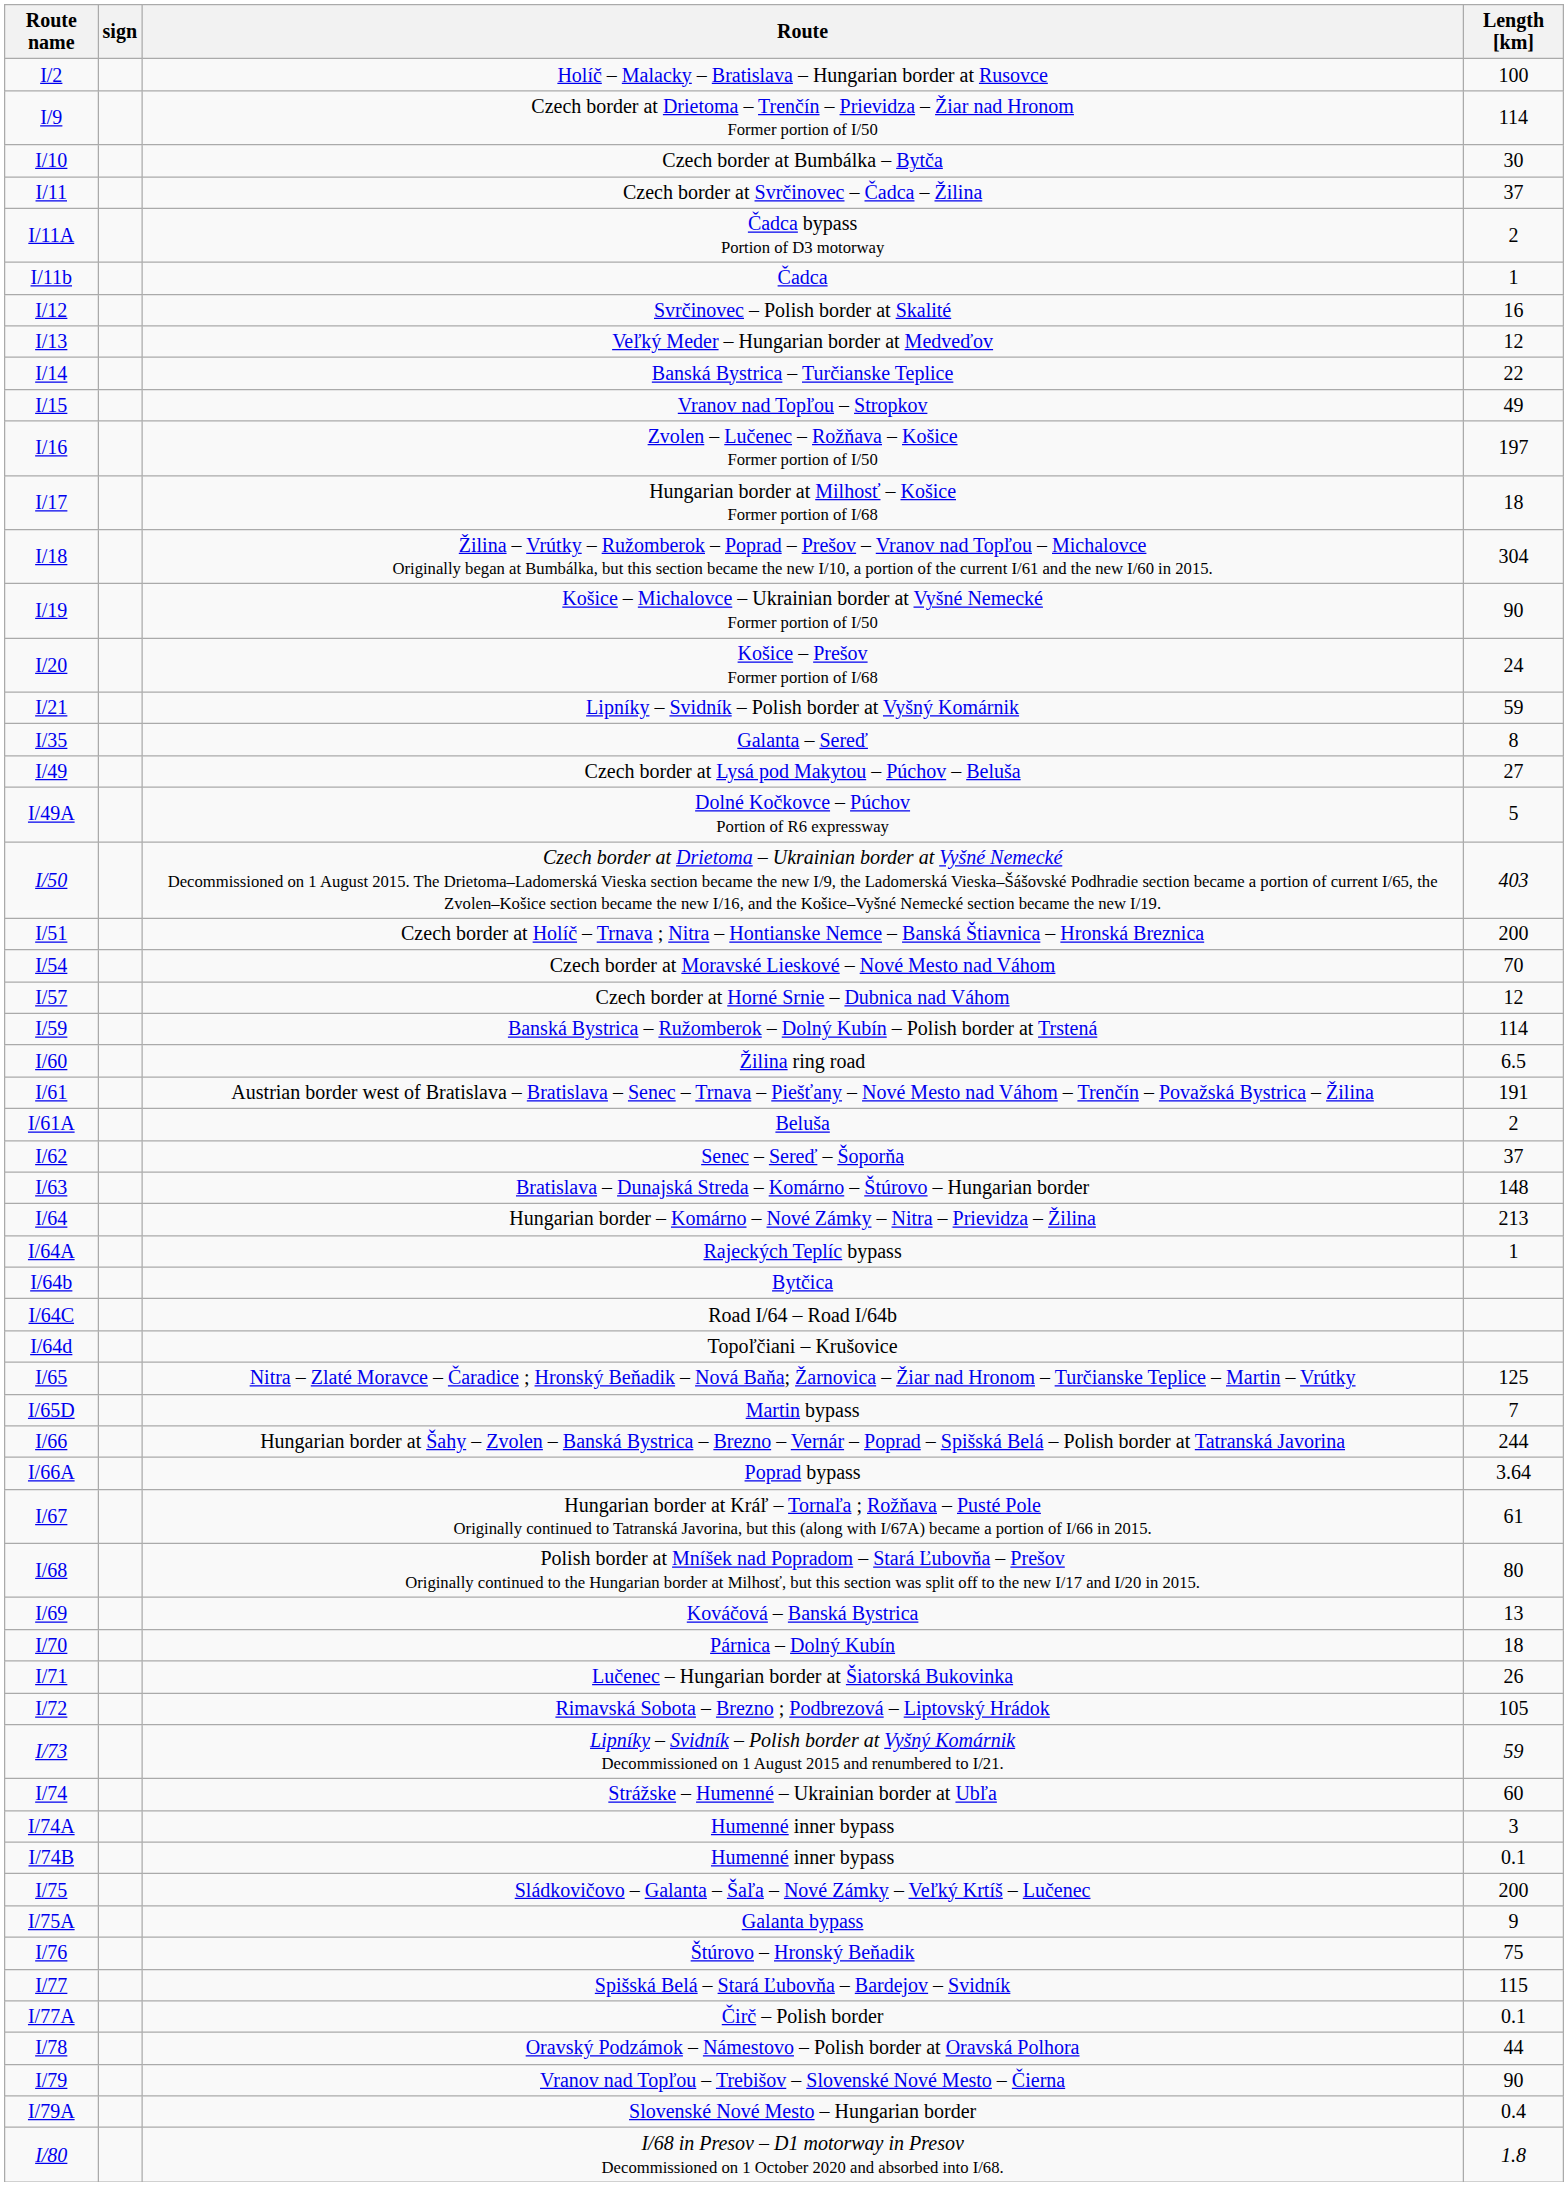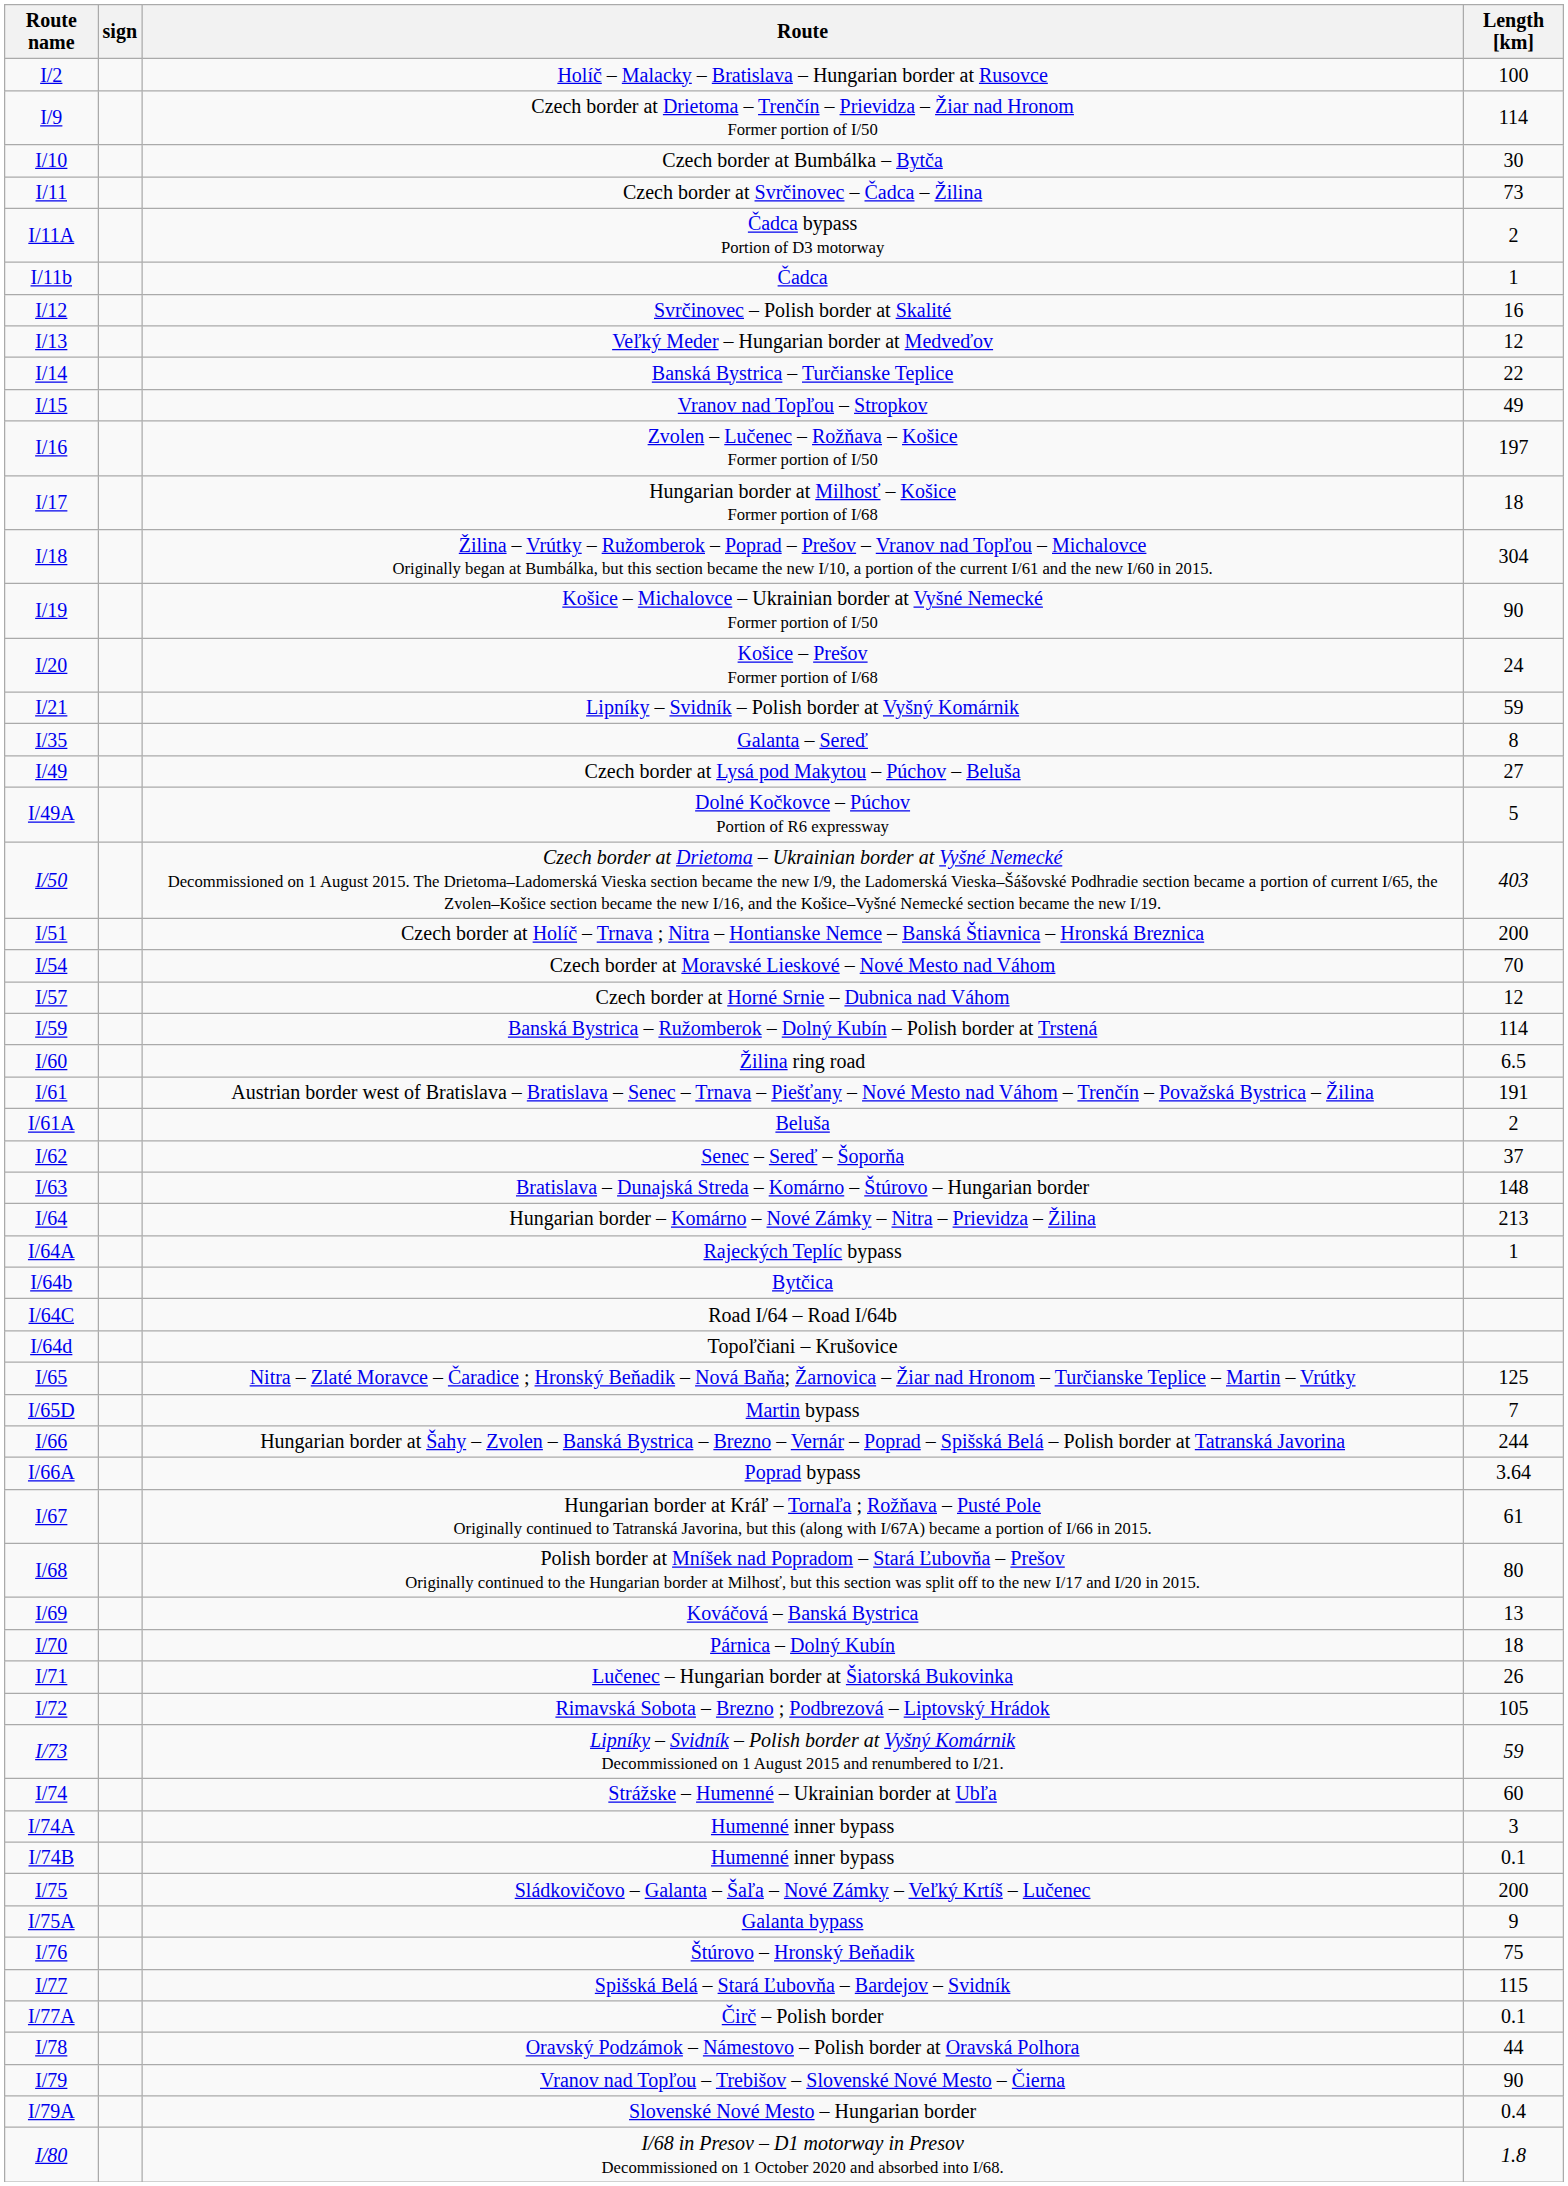(1513, 192) 37 -> (1513, 192) 73
